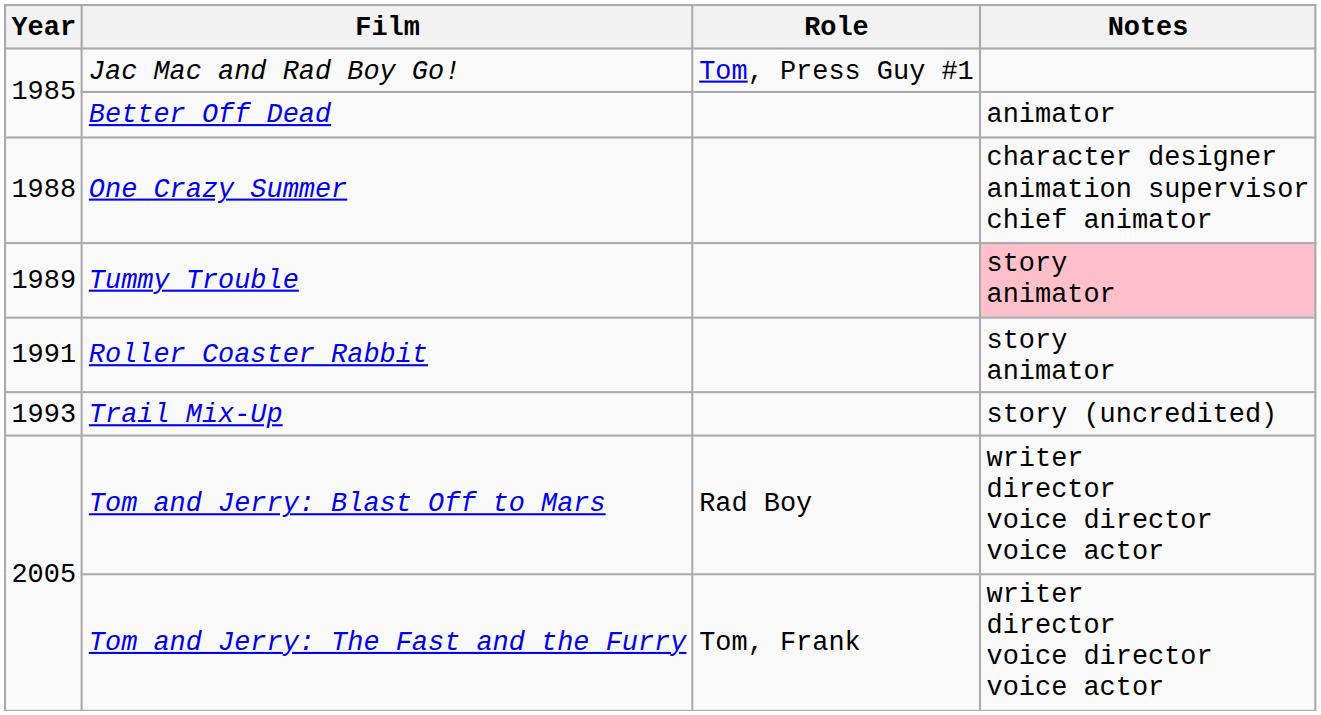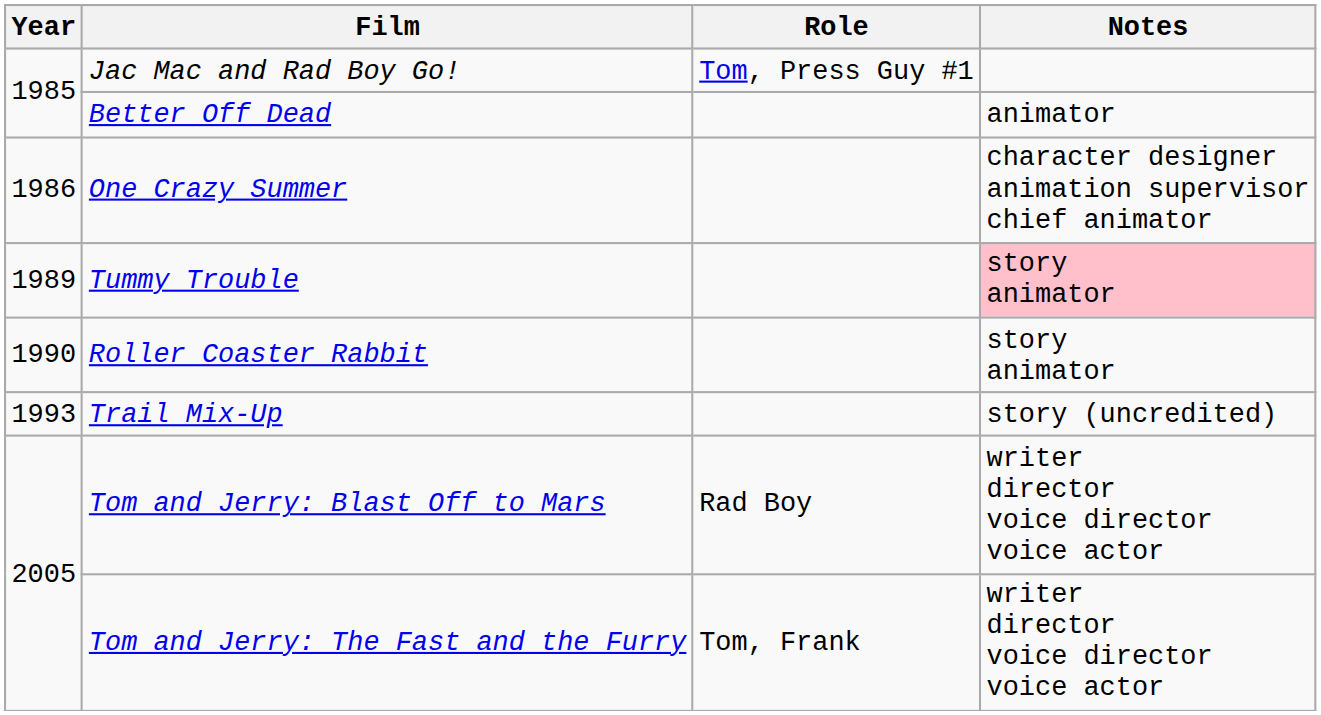(44, 190) 1988 -> (44, 190) 1986
(44, 355) 1991 -> (44, 355) 1990
